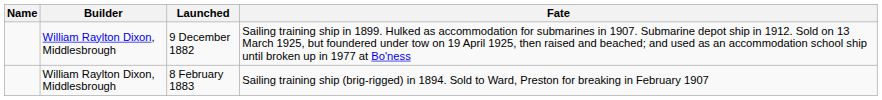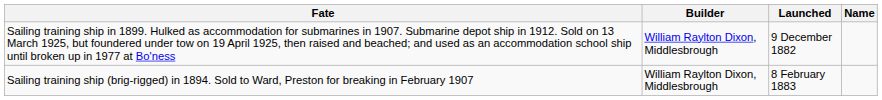columns swapped: (22, 13) <-> (558, 13)
